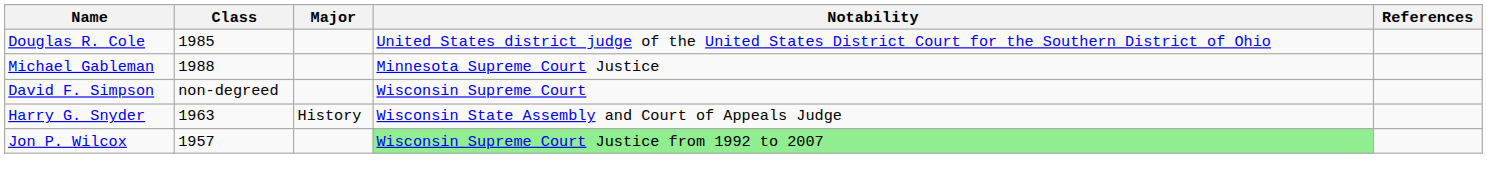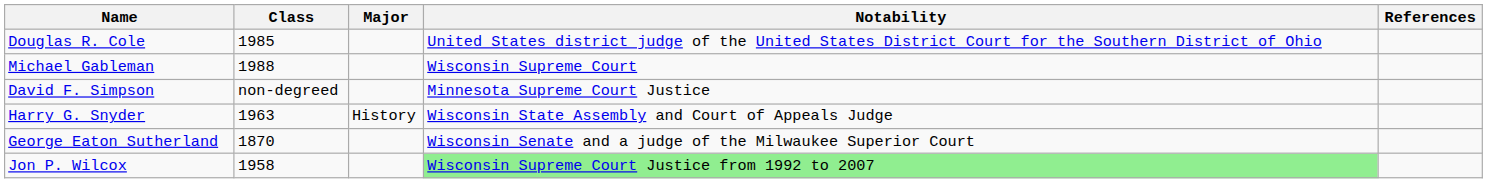(518, 67) Minnesota Supreme Court Justice -> (532, 67) Wisconsin Supreme Court
(481, 91) Wisconsin Supreme Court -> (569, 91) Minnesota Supreme Court Justice
+ row: (113, 141)
(196, 141) 1957 -> (256, 166) 1958
